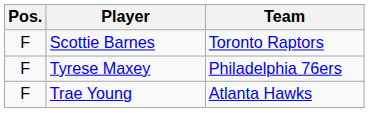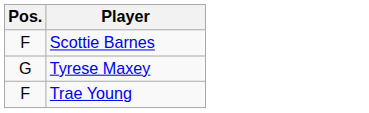- column: (285, 17)
(25, 68) F -> (25, 68) G
